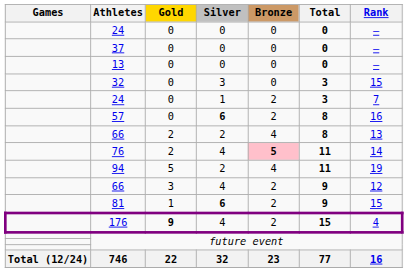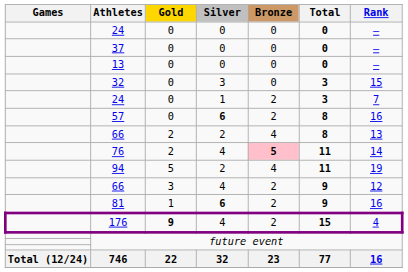(376, 203) 15 -> (376, 203) 16
